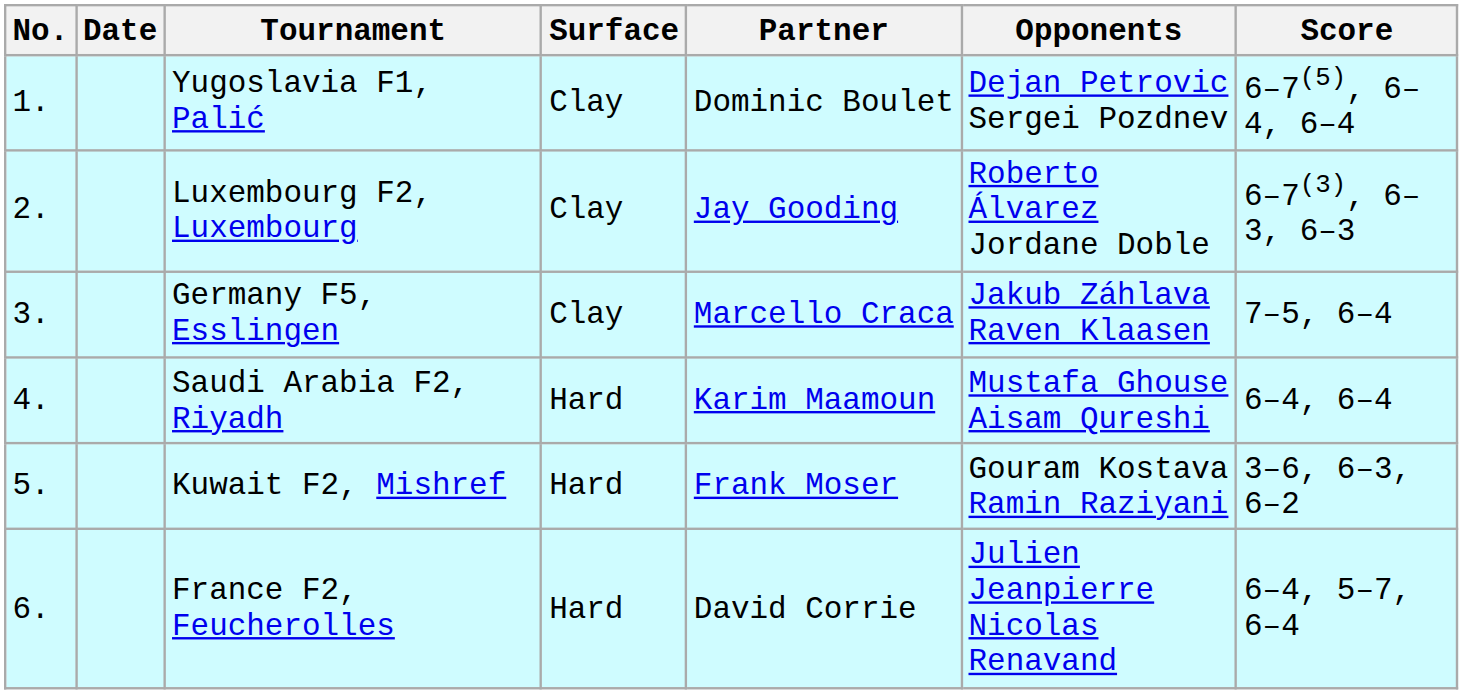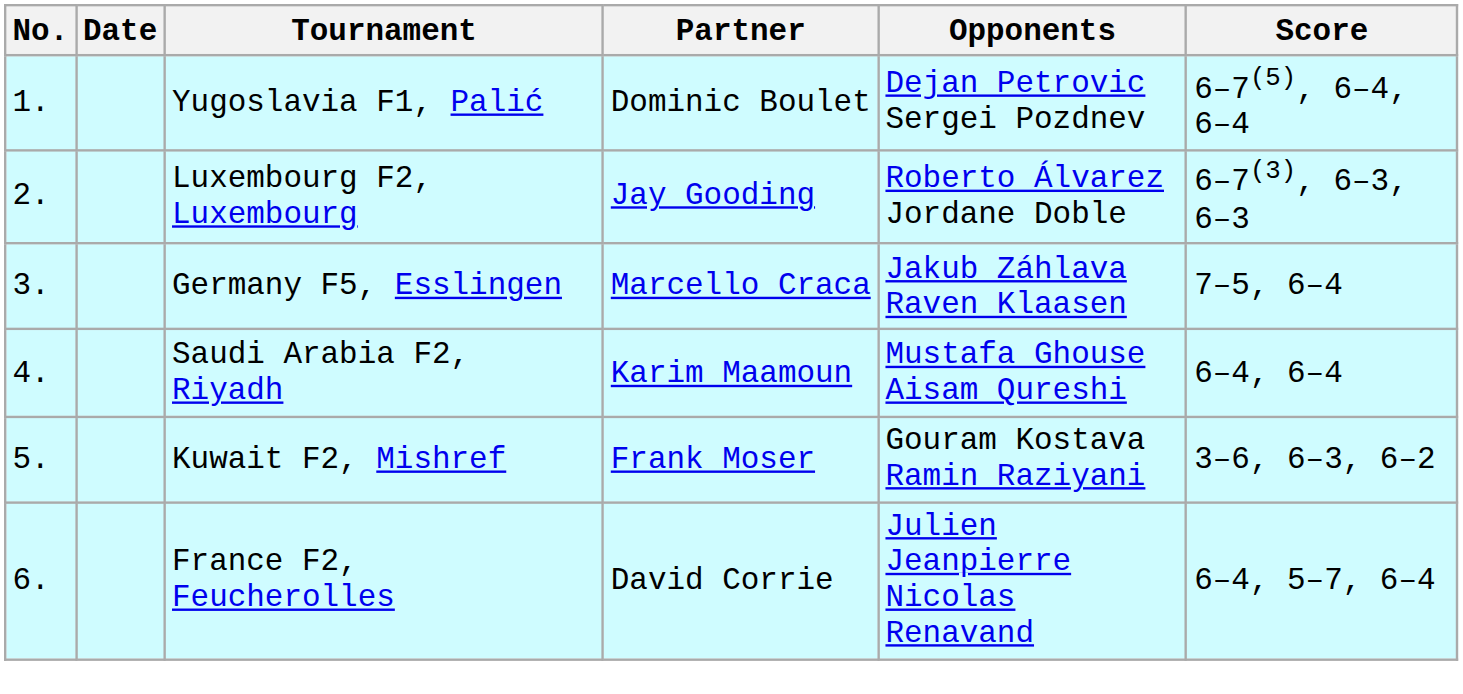- column: (614, 30)
